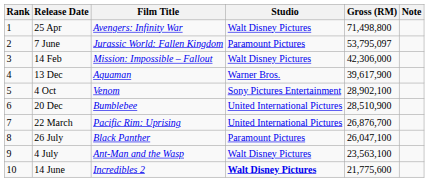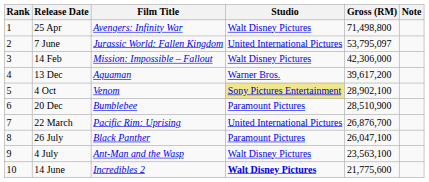(266, 43) Paramount Pictures -> (285, 43) United International Pictures
(369, 75) 39,617,900 -> (369, 75) 39,617,200
(284, 91) no background -> (284, 91) khaki background
(285, 106) United International Pictures -> (266, 106) Paramount Pictures
